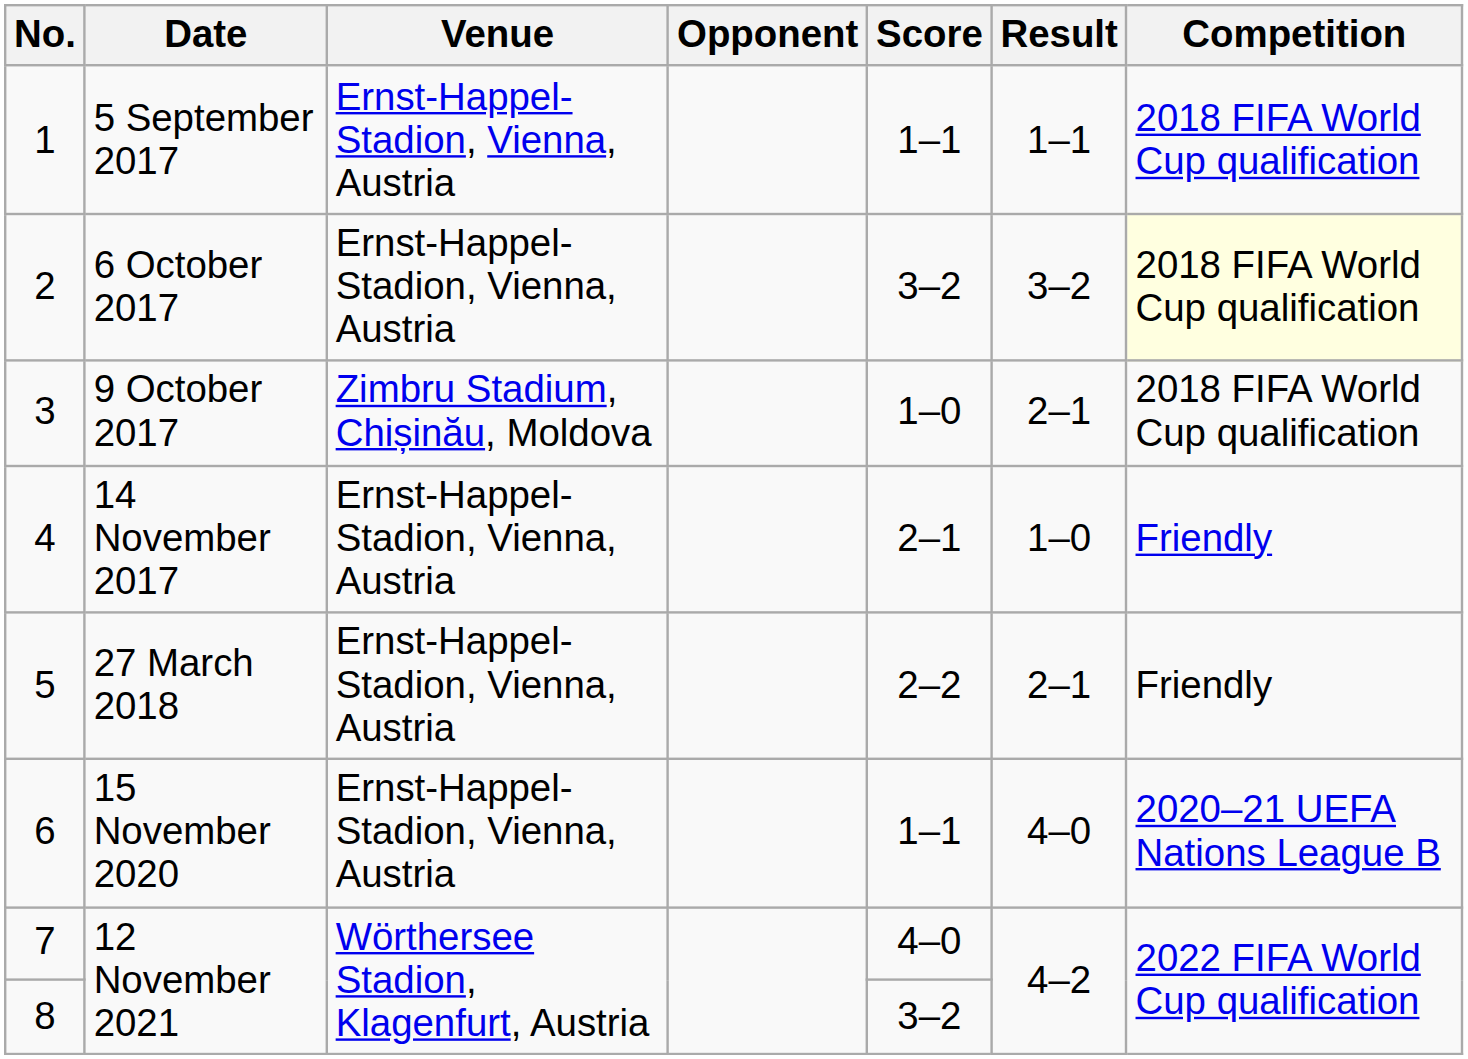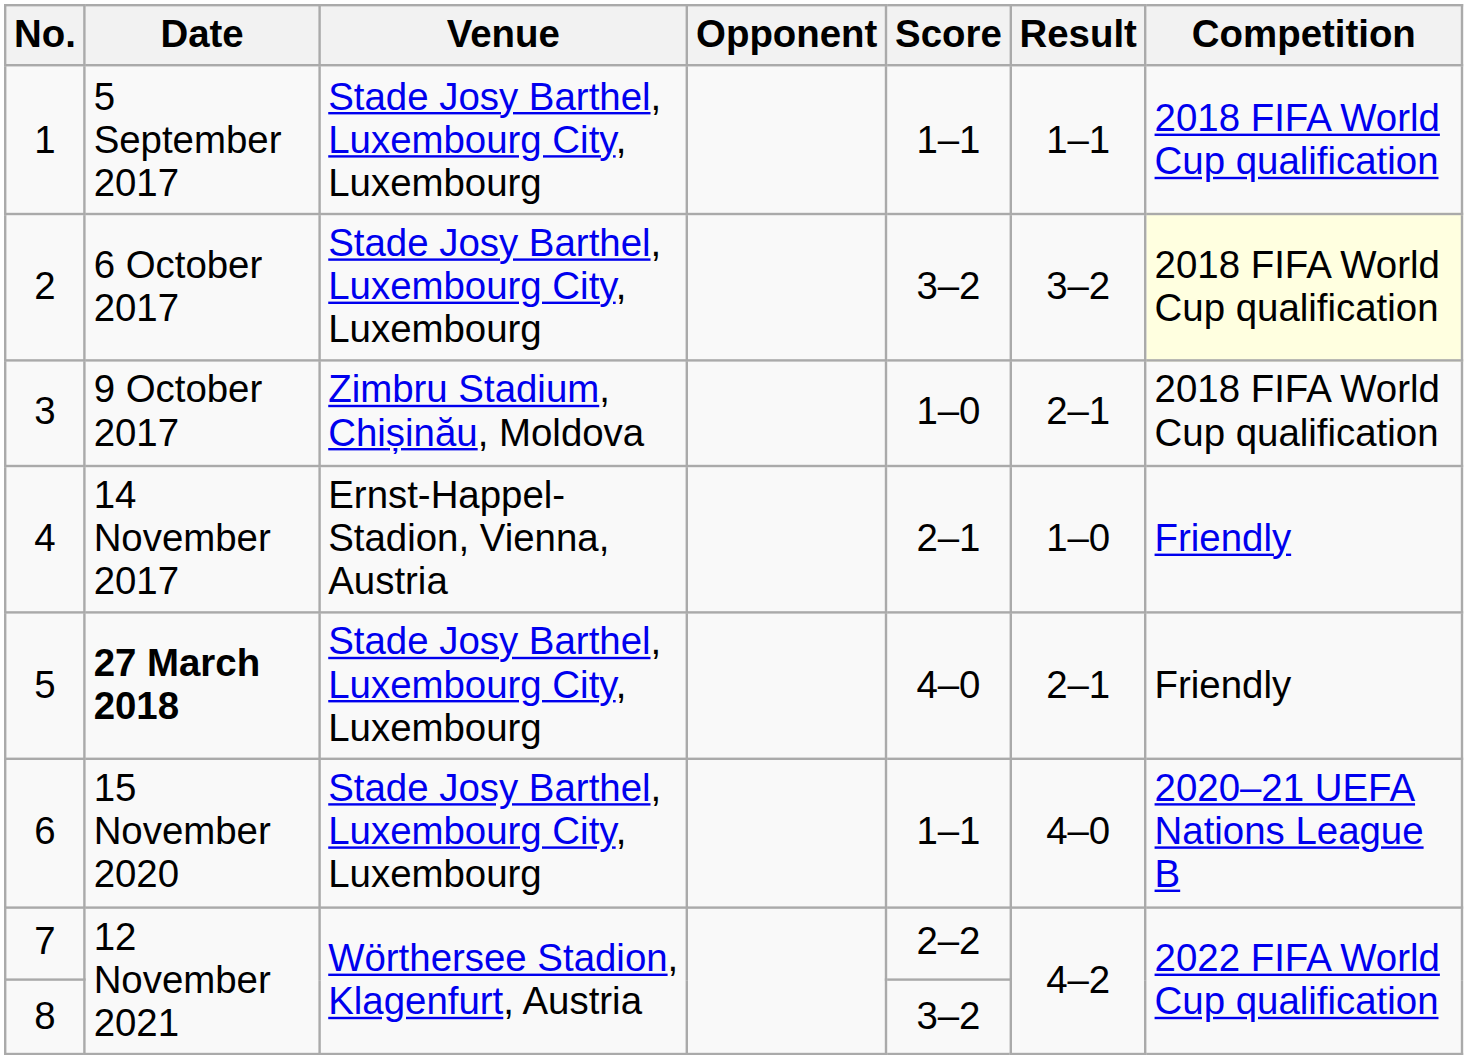(476, 139) Ernst-Happel-Stadion, Vienna, Austria -> (495, 139) Stade Josy Barthel, Luxembourg City, Luxembourg
(476, 286) Ernst-Happel-Stadion, Vienna, Austria -> (495, 286) Stade Josy Barthel, Luxembourg City, Luxembourg
(174, 685) normal -> (177, 685) bold
(476, 685) Ernst-Happel-Stadion, Vienna, Austria -> (495, 685) Stade Josy Barthel, Luxembourg City, Luxembourg
(929, 685) 2–2 -> (948, 685) 4–0
(476, 832) Ernst-Happel-Stadion, Vienna, Austria -> (495, 832) Stade Josy Barthel, Luxembourg City, Luxembourg
(929, 942) 4–0 -> (948, 942) 2–2
